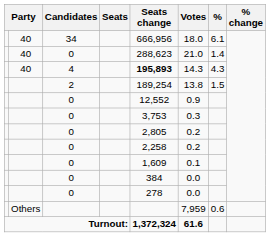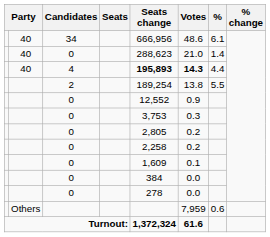(193, 38) 18.0 -> (193, 38) 48.6
(193, 69) normal -> (193, 69) bold
(218, 69) 4.3 -> (218, 69) 4.4
(218, 85) 1.5 -> (218, 85) 5.5
